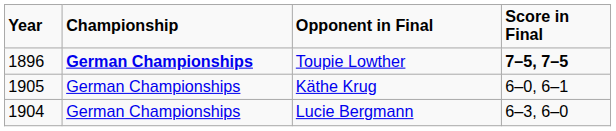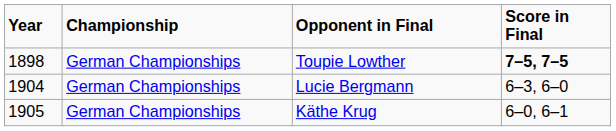(26, 61) 1896 -> (26, 61) 1898
(160, 61) bold -> (153, 61) normal
rows swapped: (355, 112) <-> (336, 86)
